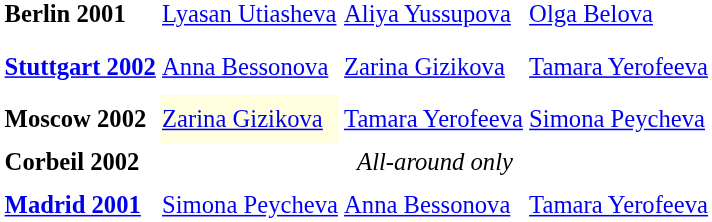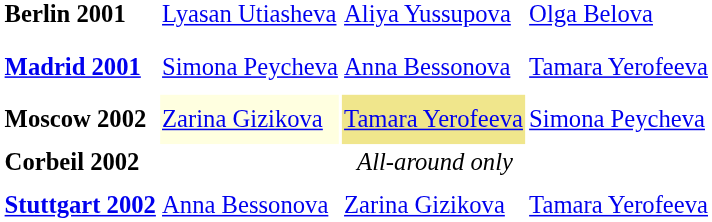rows swapped: (73, 205) <-> (80, 66)
(434, 119) no background -> (434, 119) khaki background
